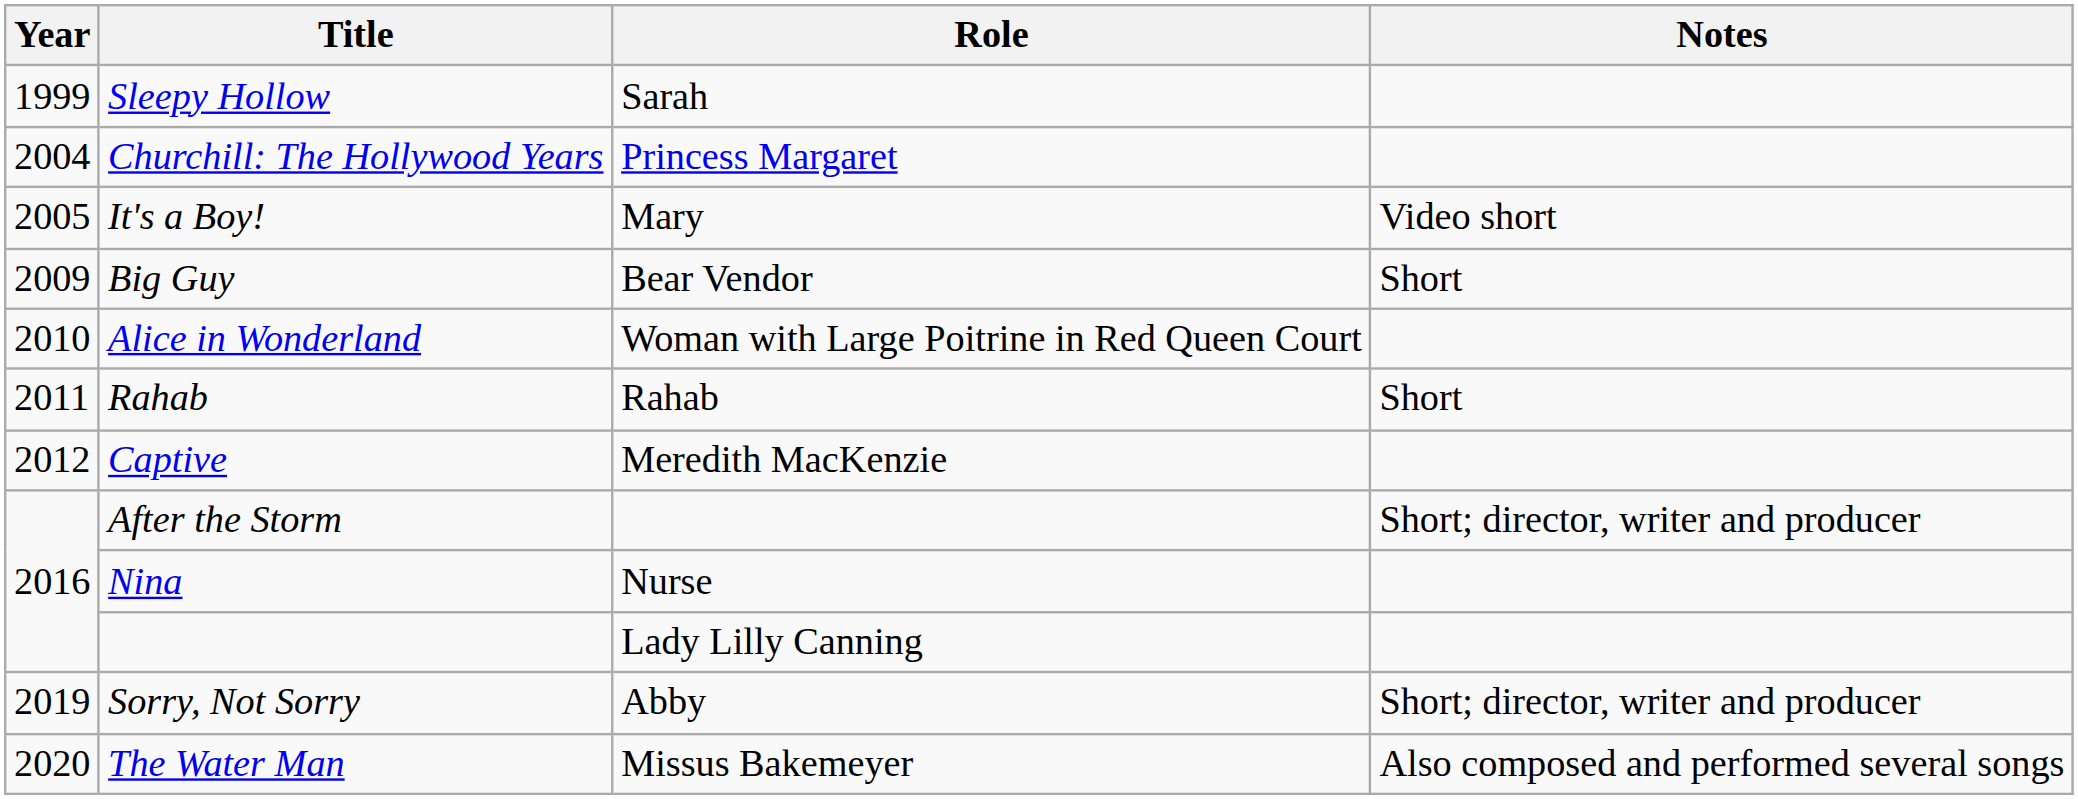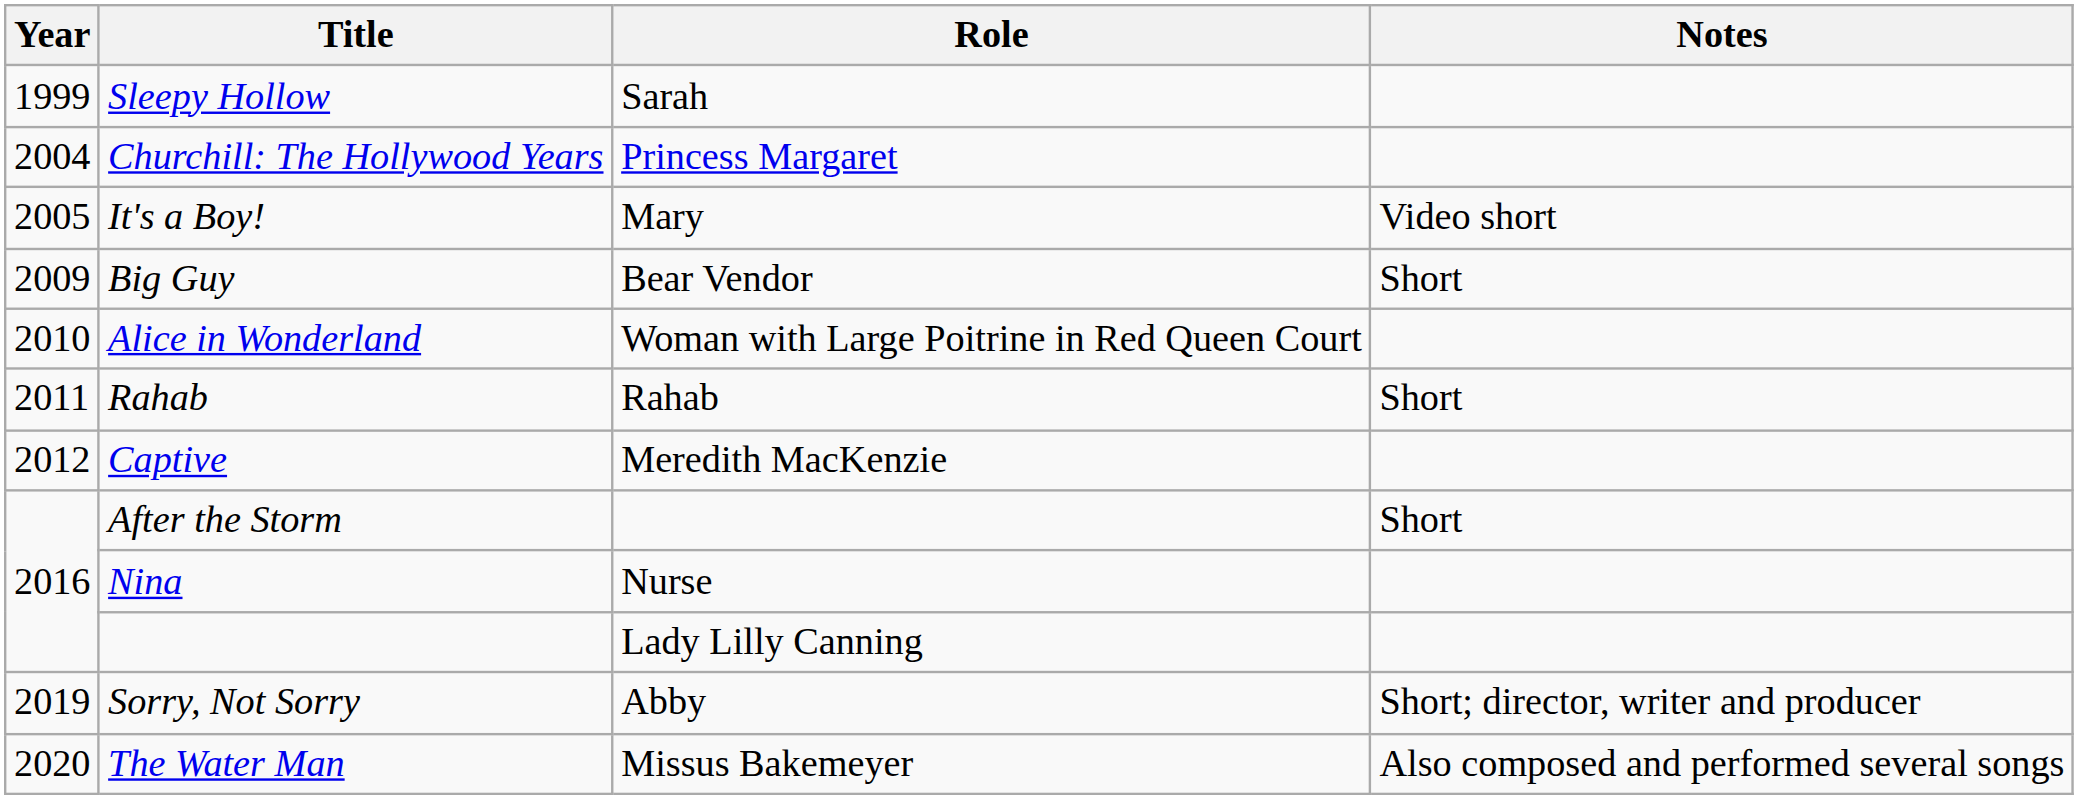(1650, 519) Short; director, writer and producer -> (1421, 519) Short
